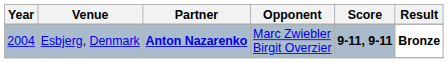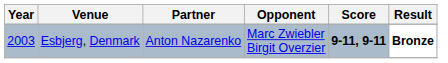(21, 41) 2004 -> (21, 41) 2003
(196, 41) bold -> (193, 41) normal
